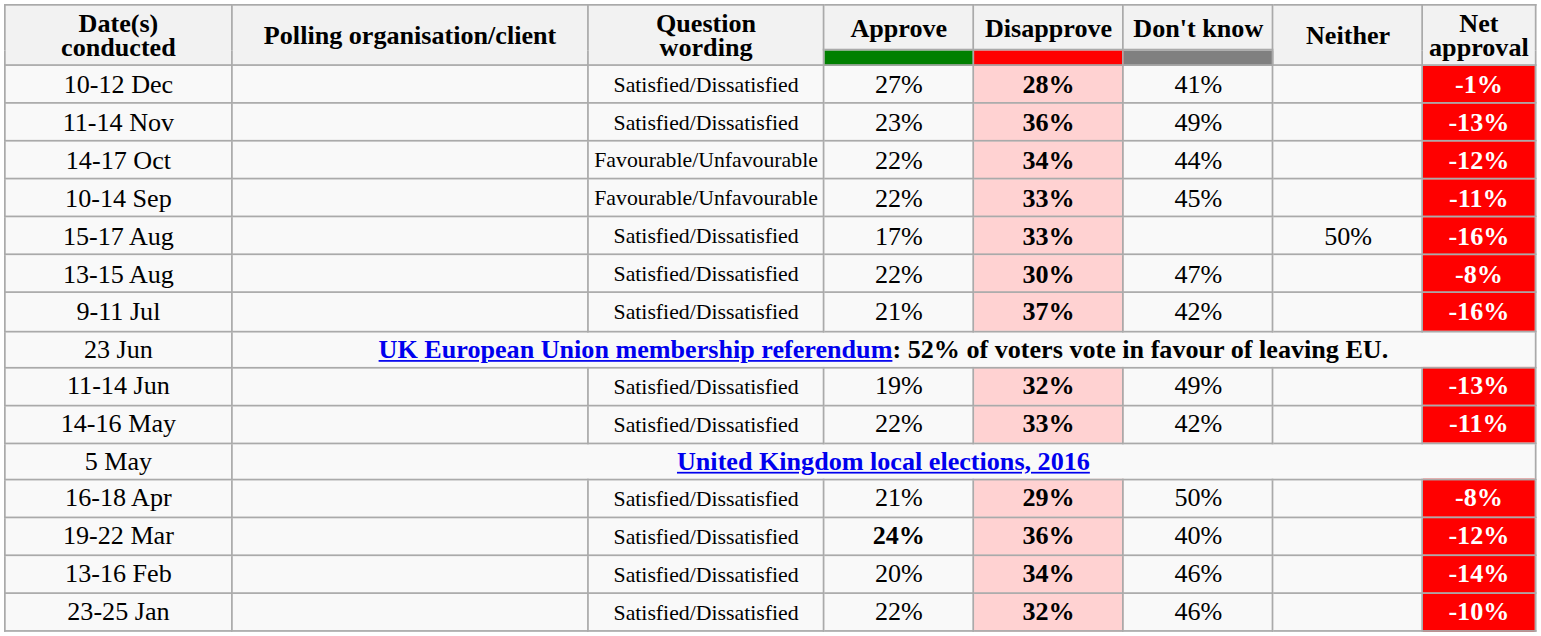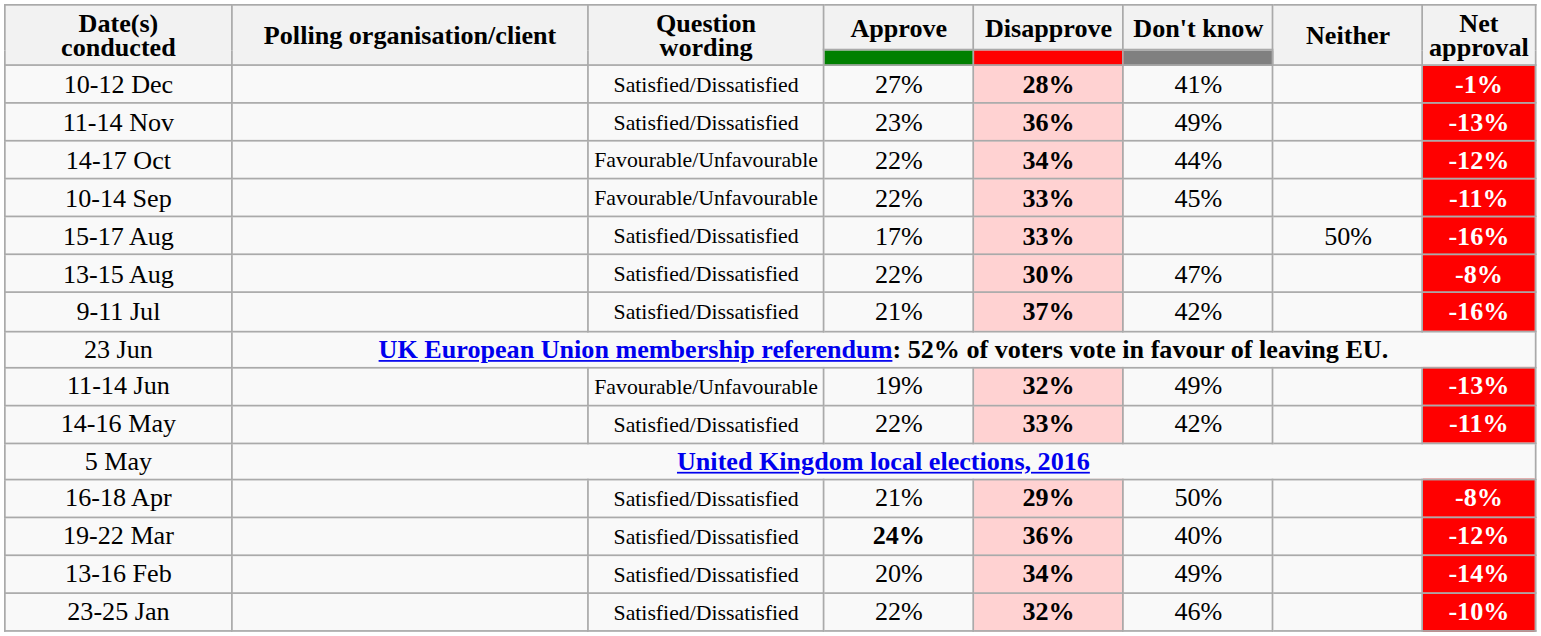(706, 387) Satisfied/Dissatisfied -> (706, 387) Favourable/Unfavourable
(1198, 573) 46% -> (1198, 573) 49%
